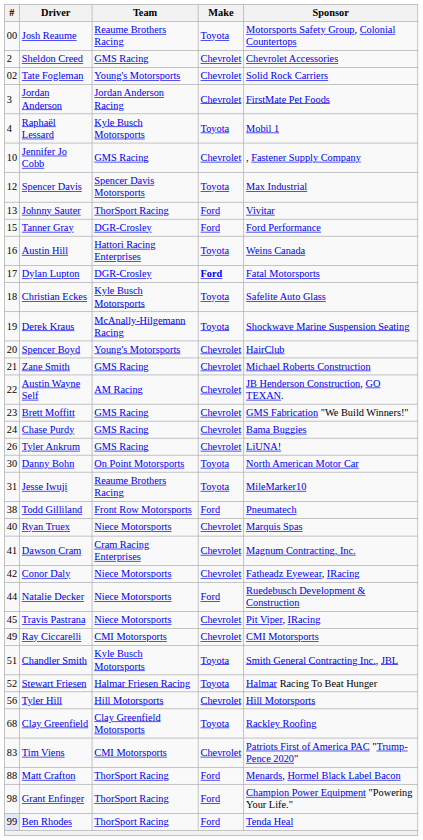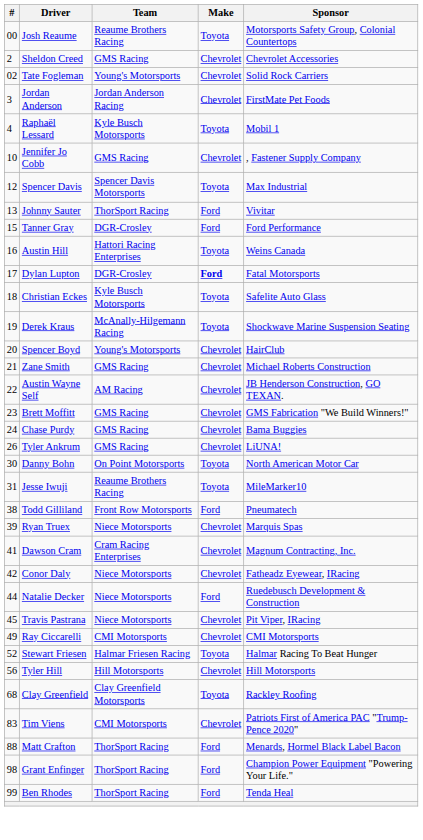(12, 527) 40 -> (12, 527) 39
- row: (54, 660)
(12, 822) lavender background -> (12, 793) no background
